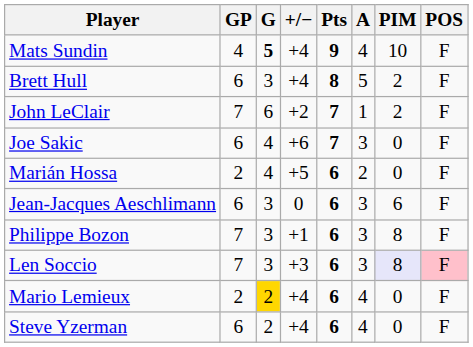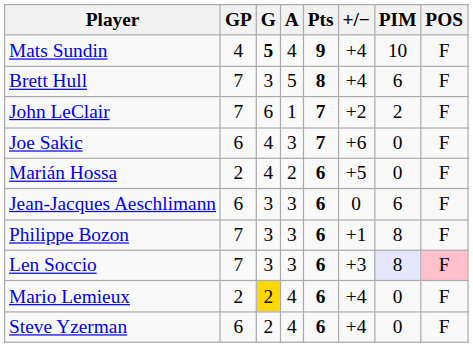columns swapped: (363, 19) <-> (299, 19)
(238, 81) 6 -> (238, 81) 7
(398, 81) 2 -> (398, 81) 6
